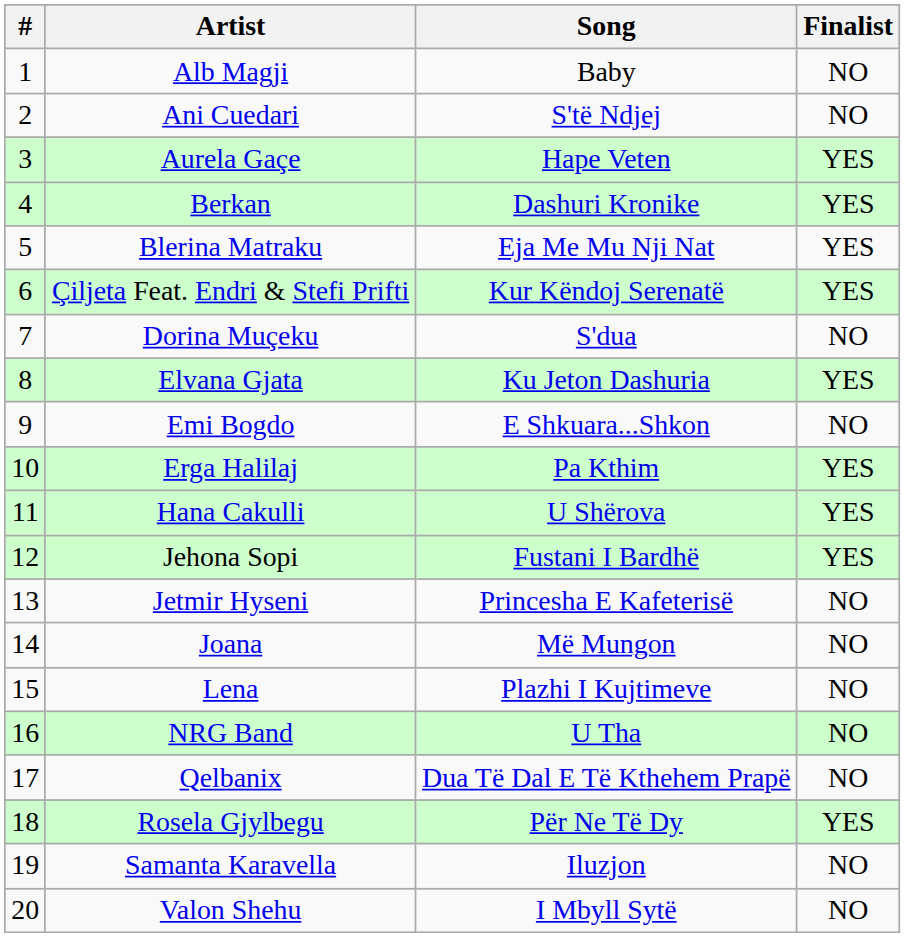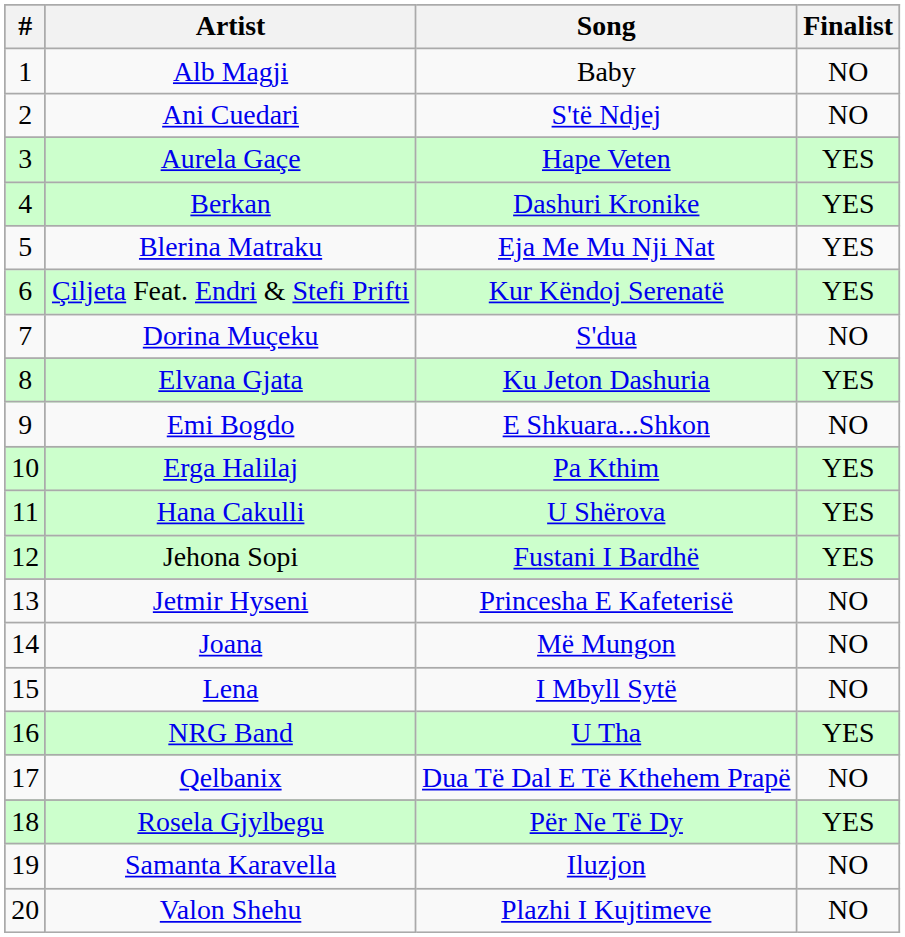(606, 688) Plazhi I Kujtimeve -> (606, 688) I Mbyll Sytë
(848, 733) NO -> (848, 733) YES
(606, 909) I Mbyll Sytë -> (606, 909) Plazhi I Kujtimeve
